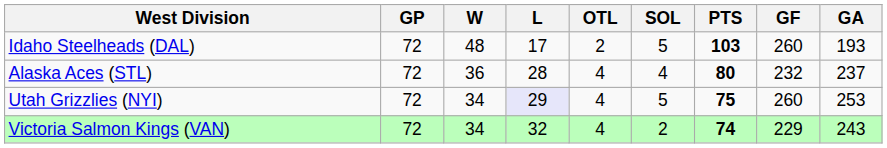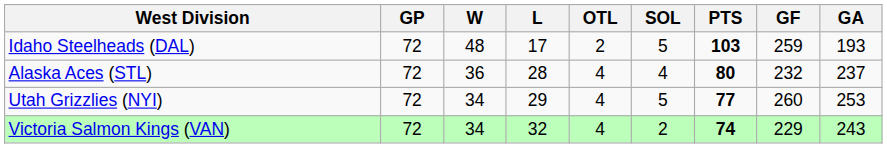(788, 45) 260 -> (788, 45) 259
(537, 101) lavender background -> (537, 101) no background
(726, 101) 75 -> (726, 101) 77
